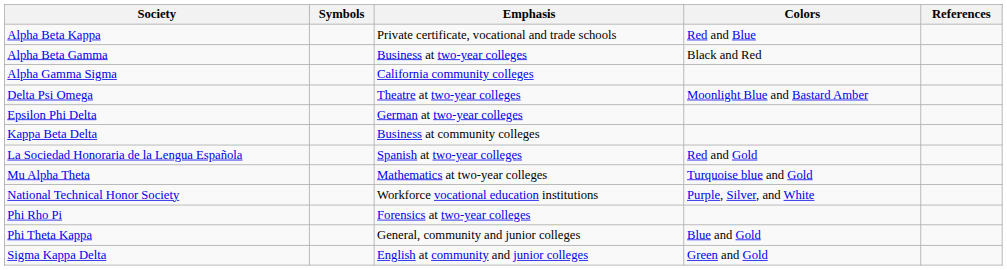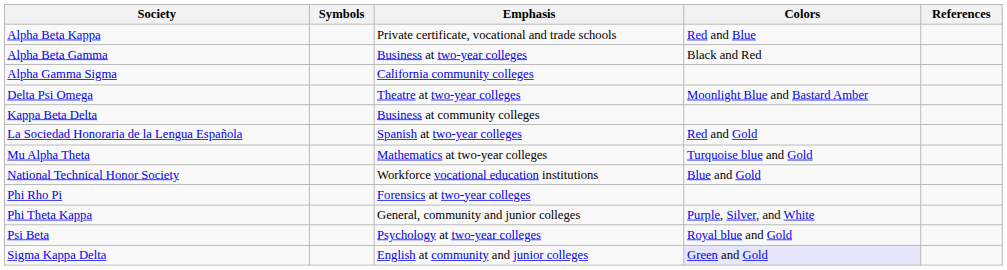- row: (52, 114)
(751, 194) Purple, Silver, and White -> (724, 174) Blue and Gold
(724, 235) Blue and Gold -> (751, 214) Purple, Silver, and White
+ row: (28, 235)
(727, 255) no background -> (727, 255) lavender background
